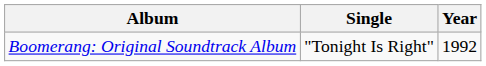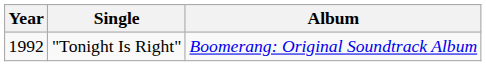columns swapped: (460, 18) <-> (152, 18)
